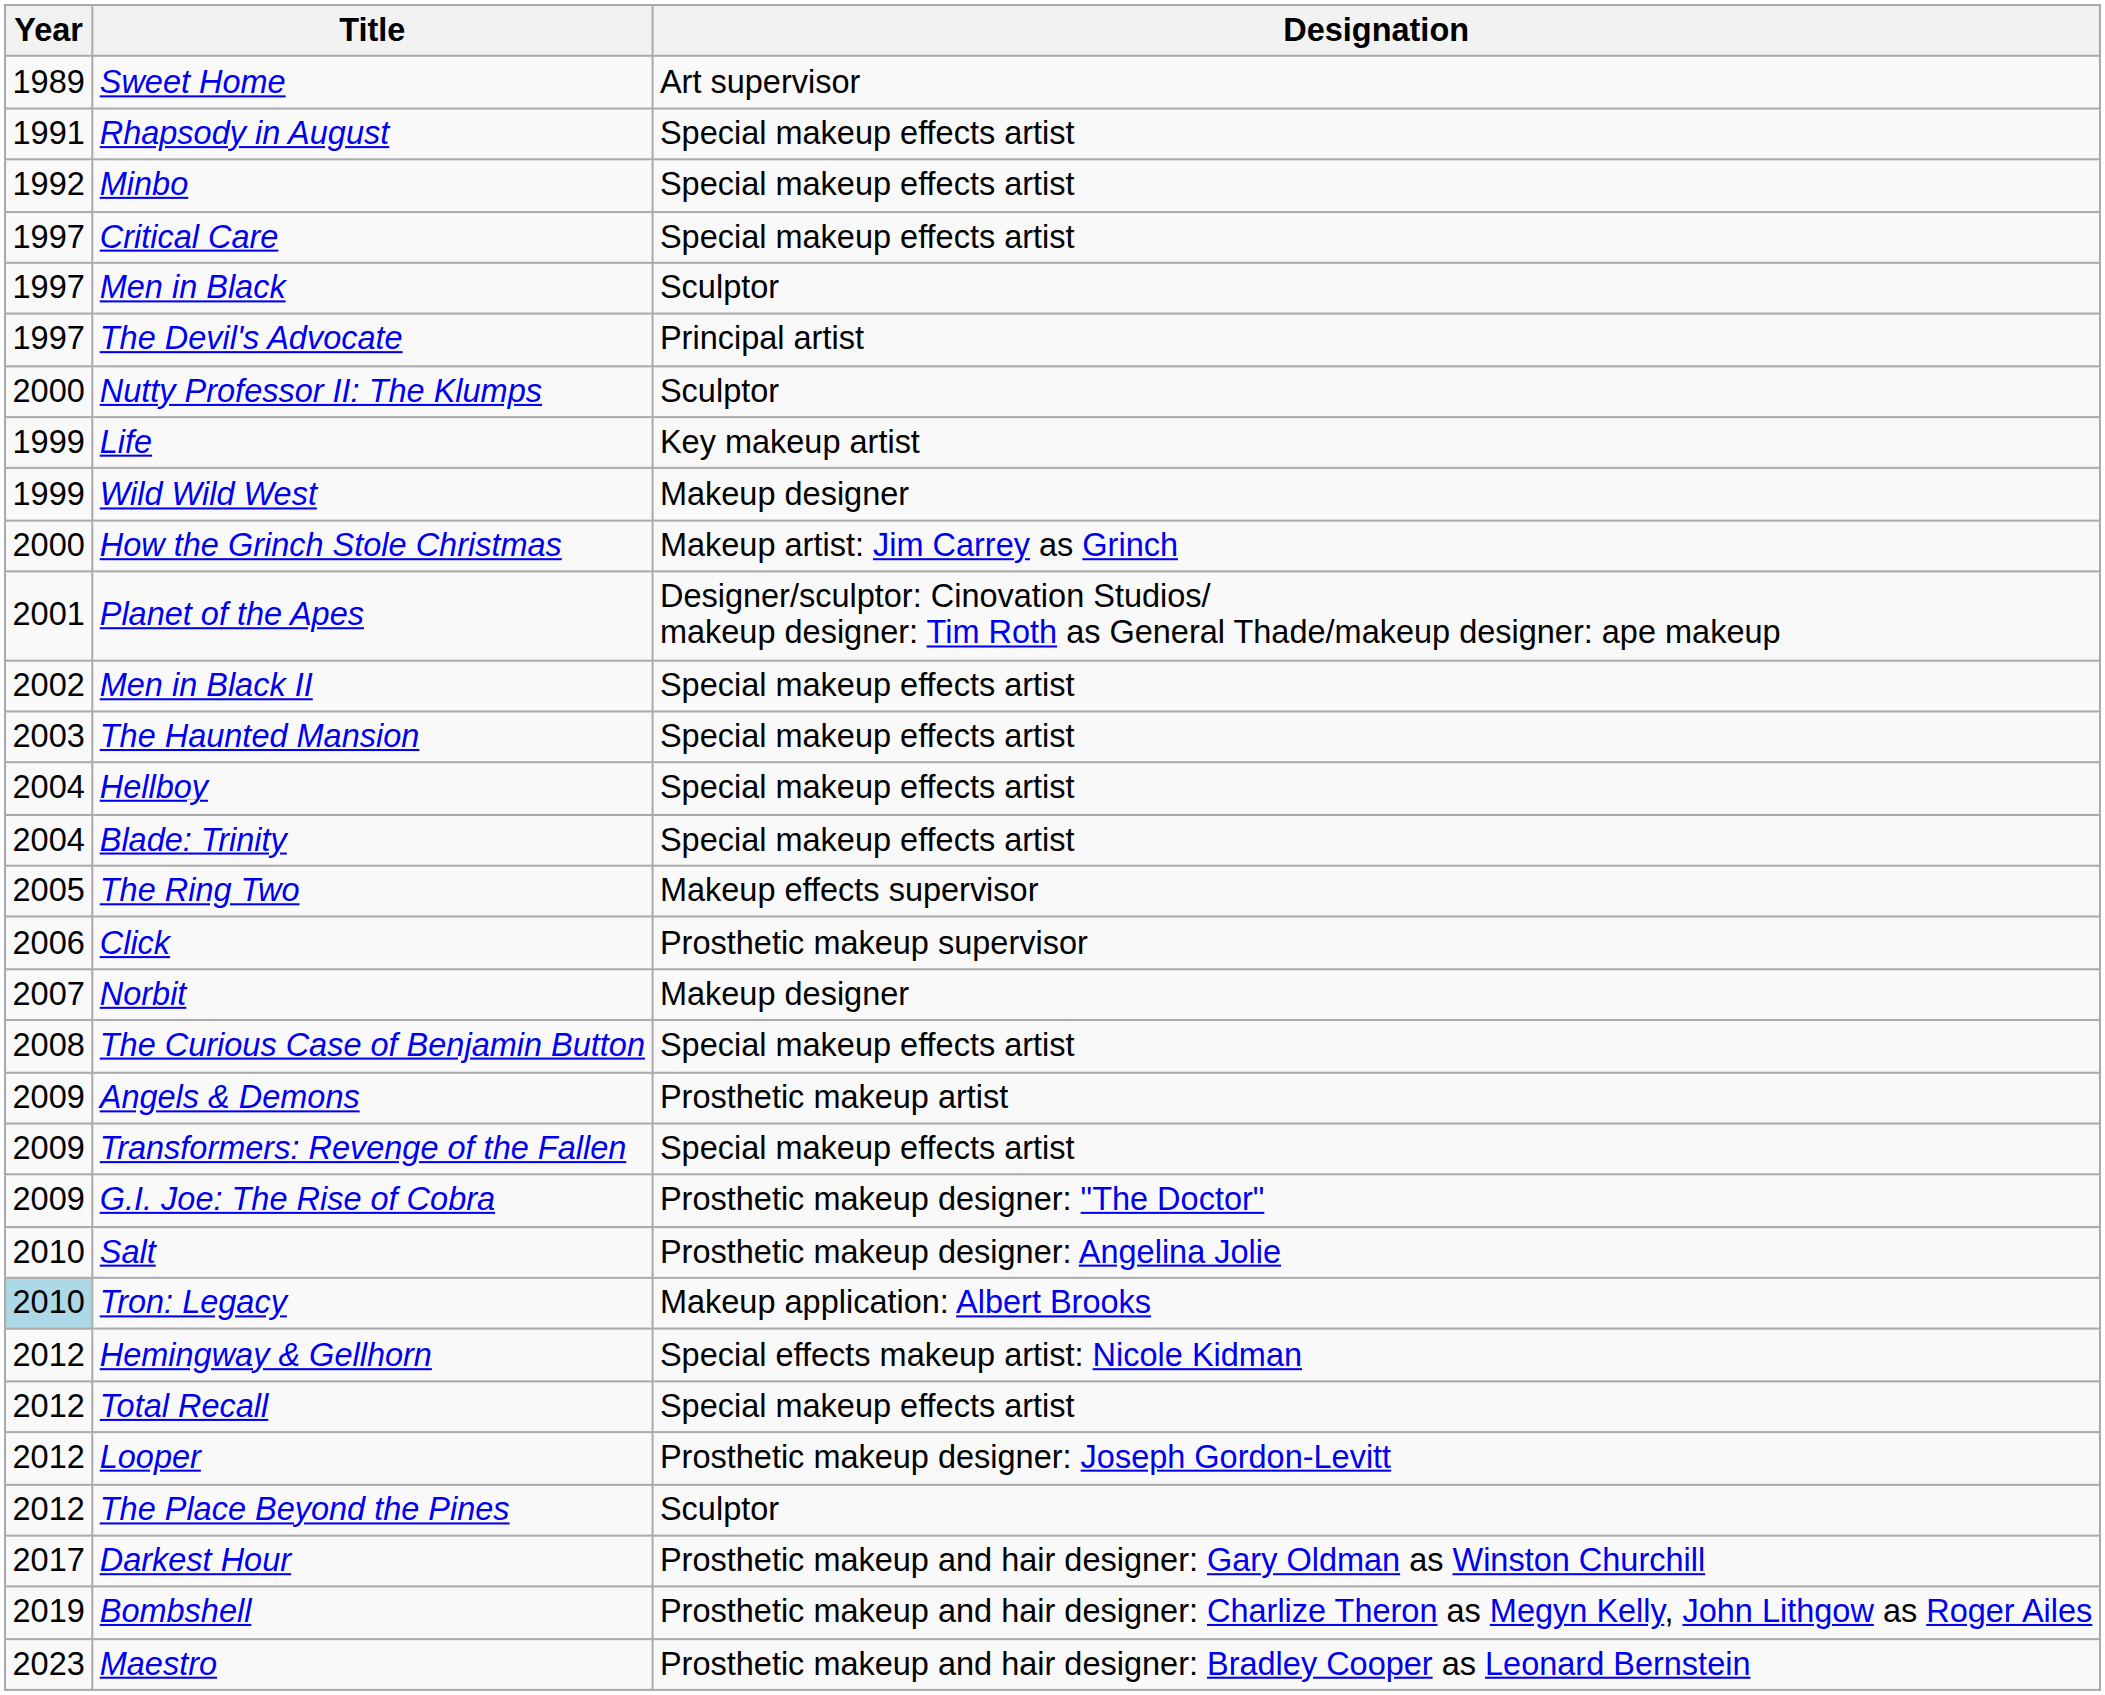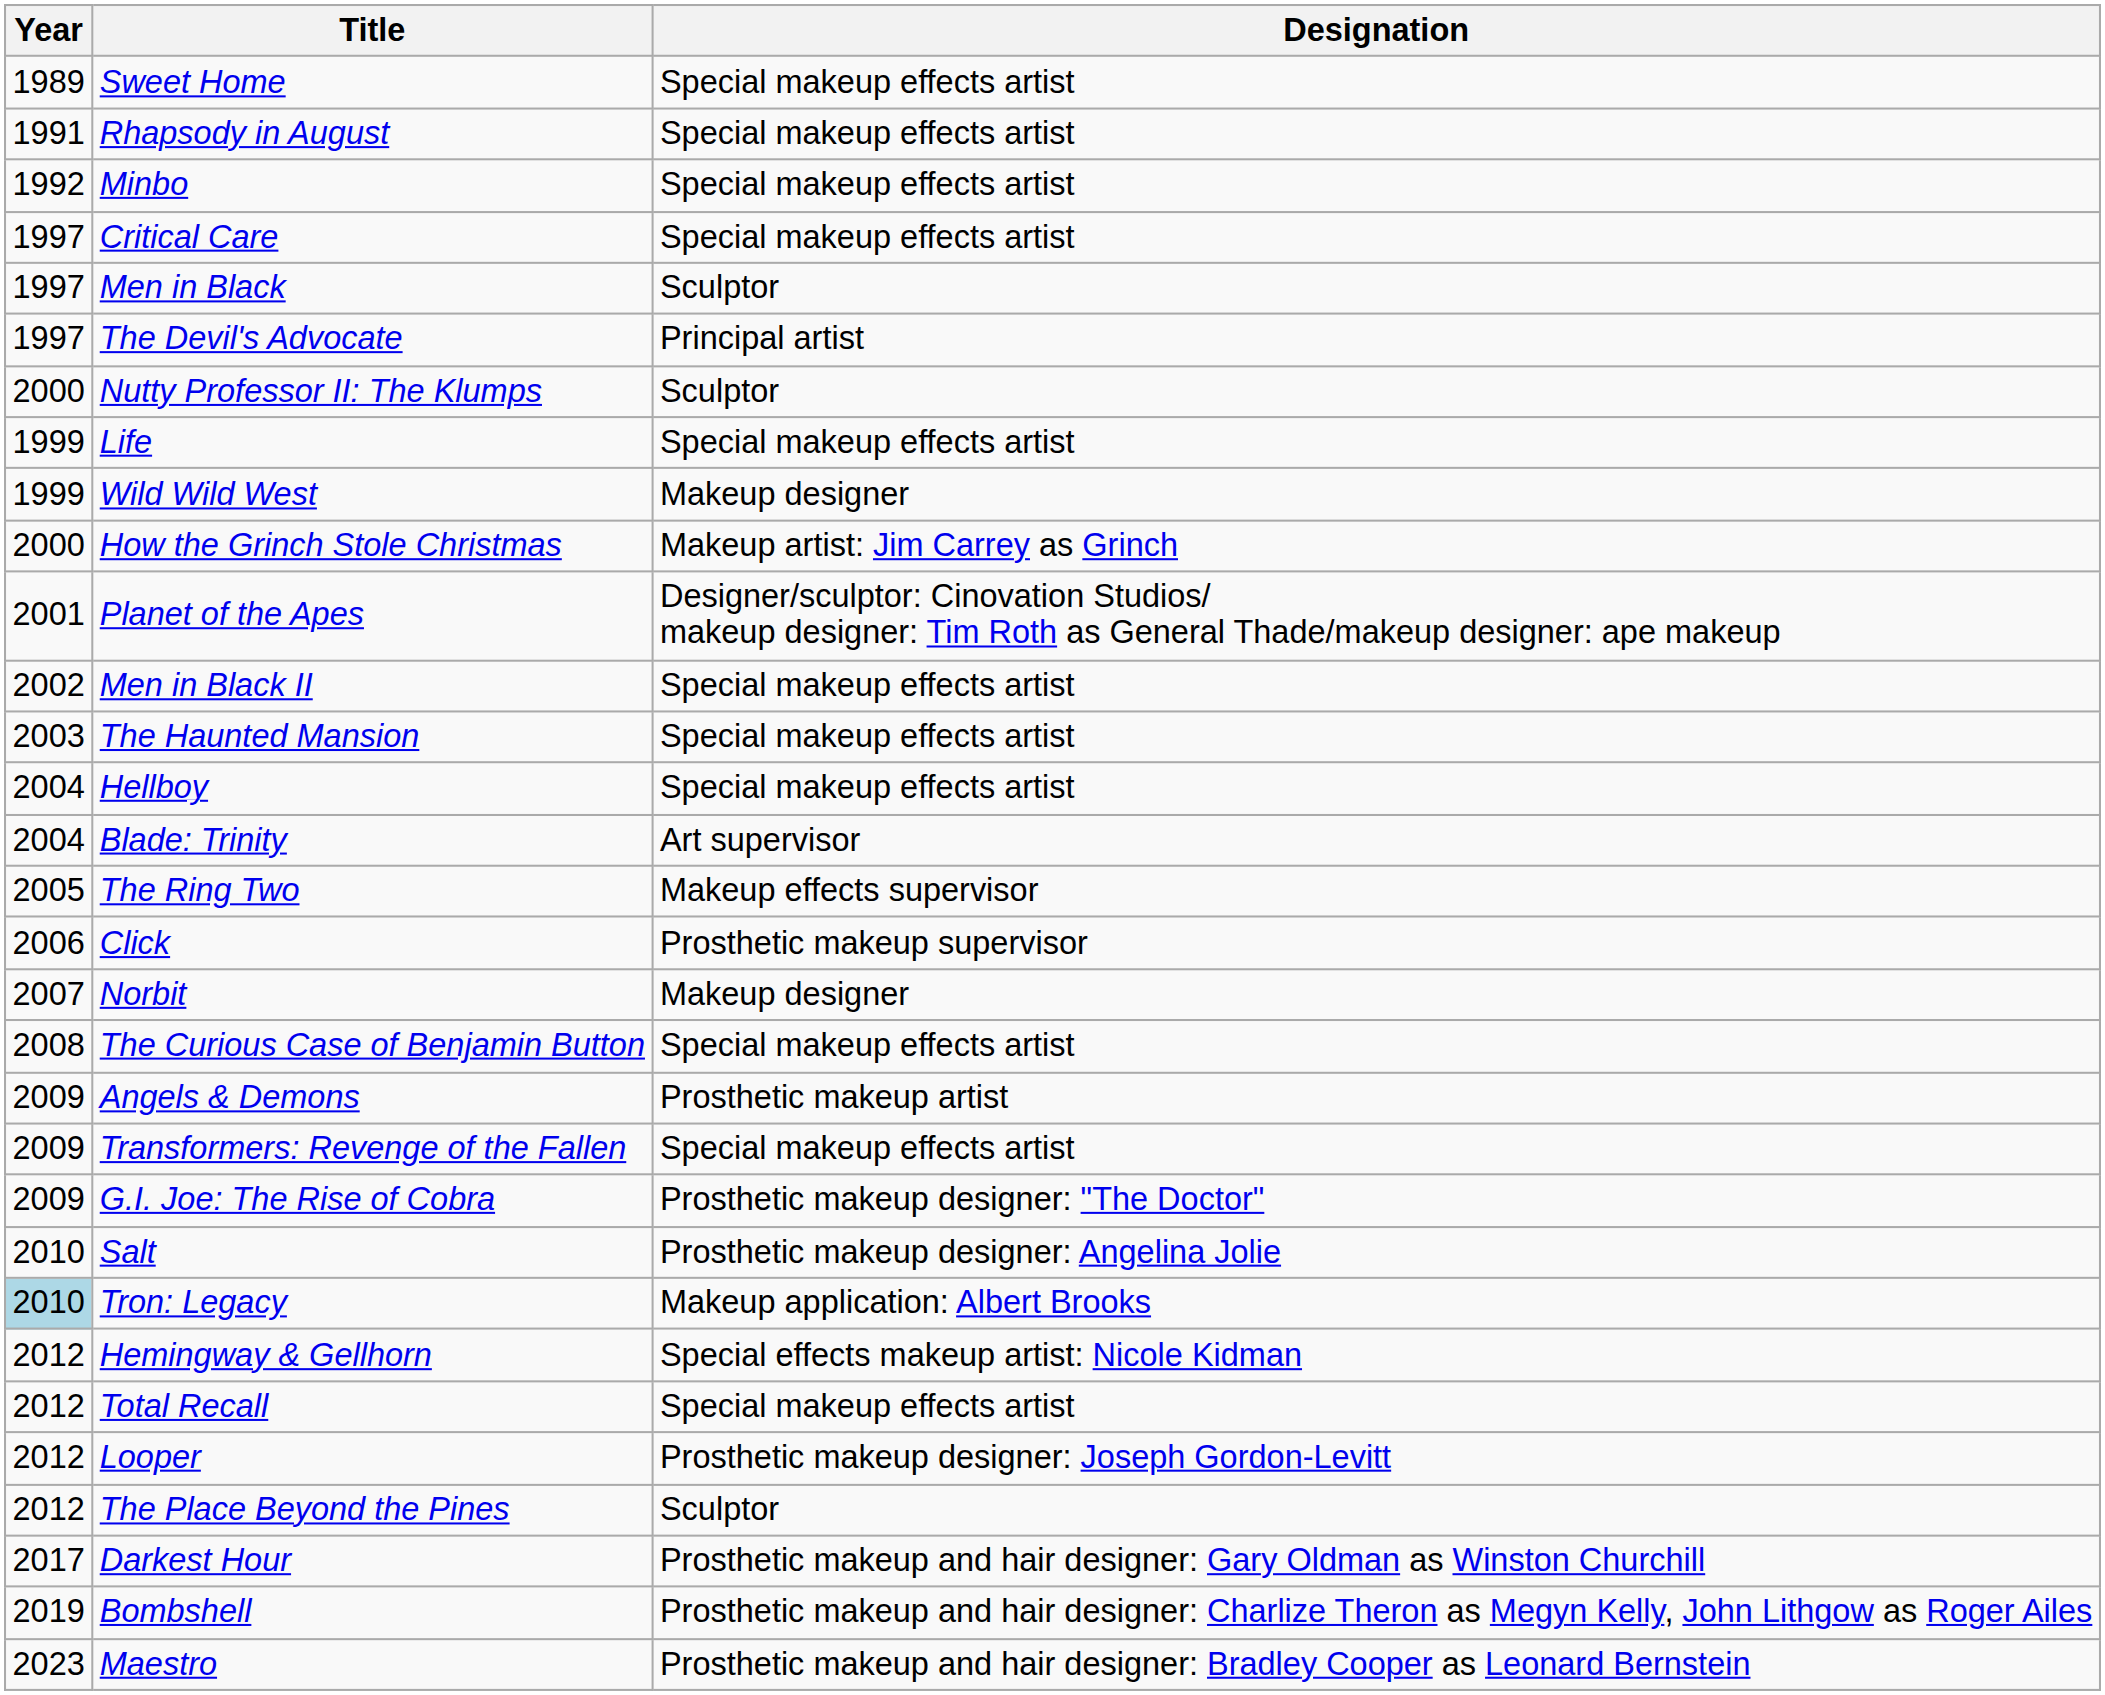(760, 81) Art supervisor -> (867, 81) Special makeup effects artist
(790, 442) Key makeup artist -> (867, 442) Special makeup effects artist
(867, 839) Special makeup effects artist -> (760, 839) Art supervisor
